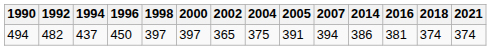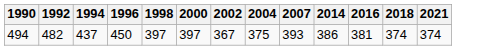- column: (297, 14)
(224, 34) 365 -> (224, 34) 367
(327, 34) 394 -> (293, 34) 393
